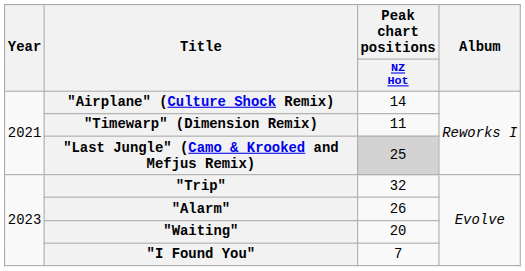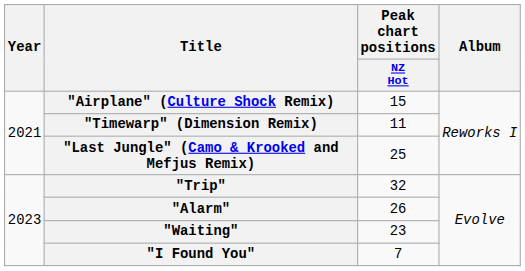(398, 102) 14 -> (398, 102) 15
(398, 155) lightgrey background -> (398, 155) no background
(398, 232) 20 -> (398, 232) 23
